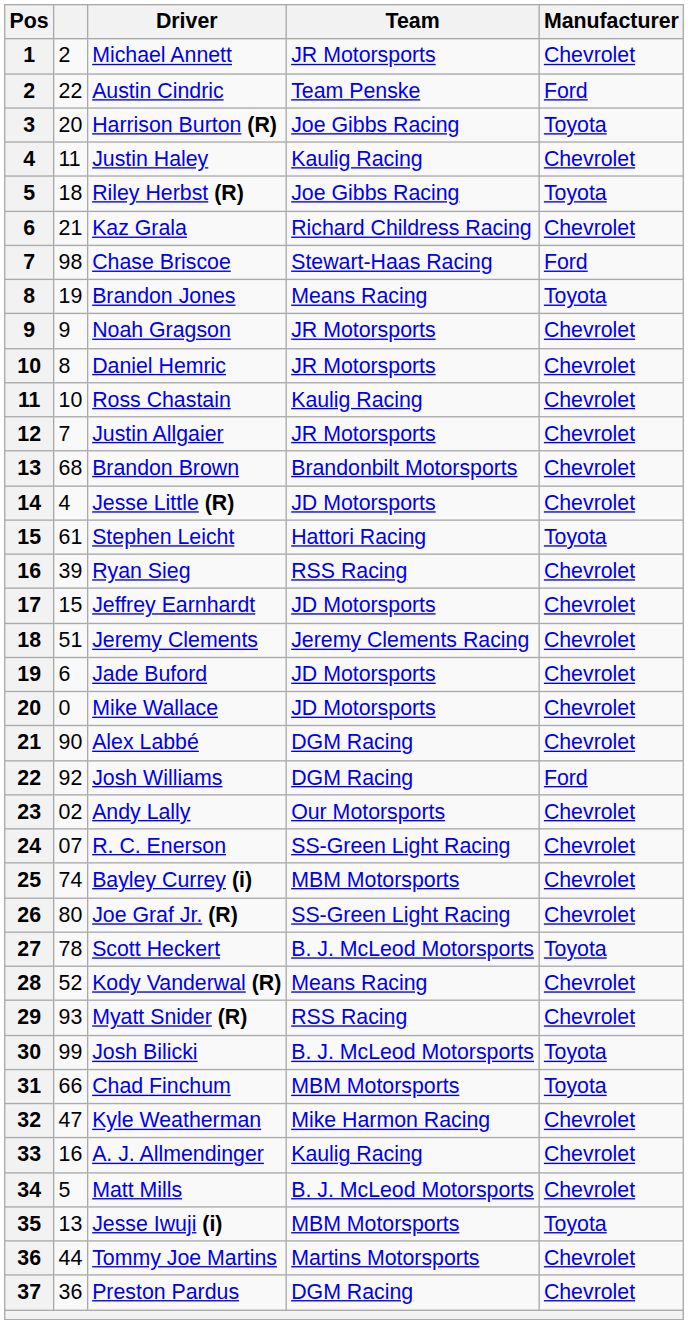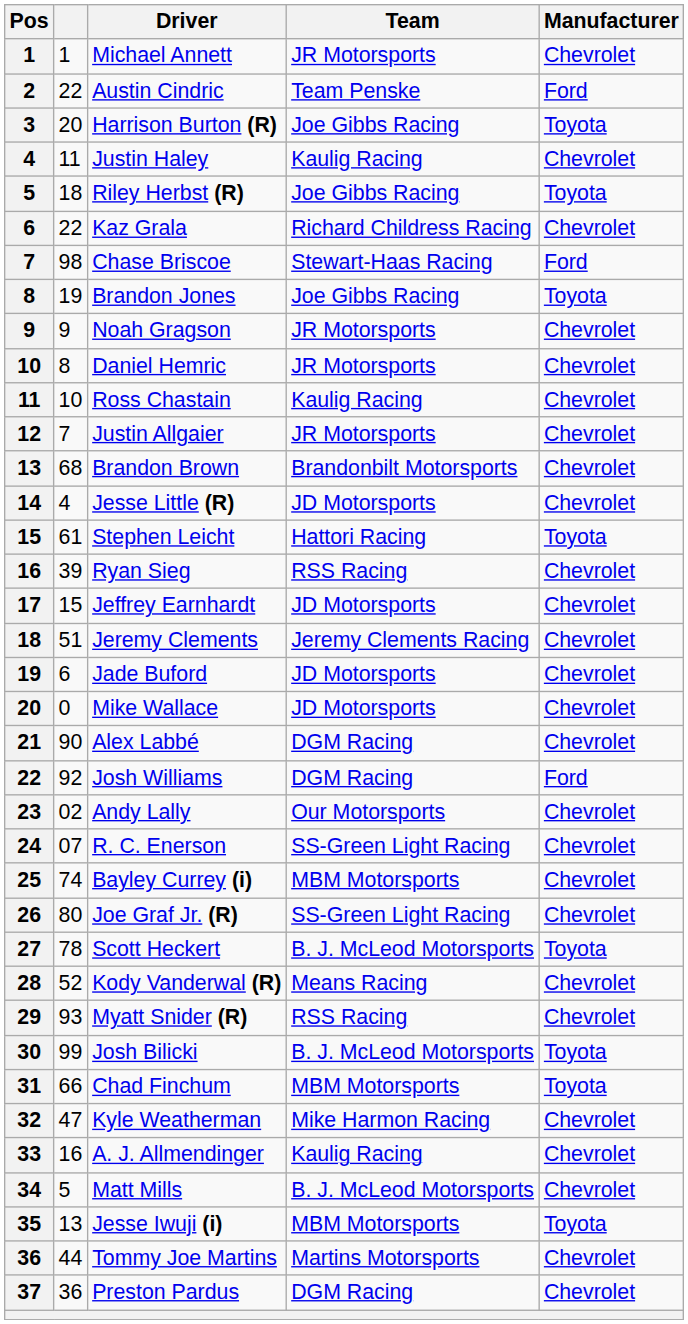(64, 55) 2 -> (64, 55) 1
(70, 227) 21 -> (70, 227) 22
(359, 296) Means Racing -> (375, 296) Joe Gibbs Racing
